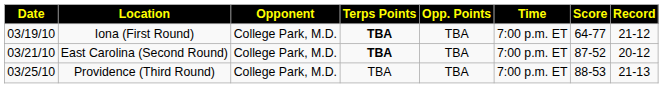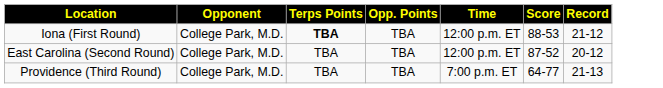- column: (31, 14)
(532, 33) 7:00 p.m. ET -> (482, 33) 12:00 p.m. ET
(590, 33) 64-77 -> (543, 33) 88-53
(380, 53) bold -> (326, 53) normal
(532, 53) 7:00 p.m. ET -> (482, 53) 12:00 p.m. ET
(590, 72) 88-53 -> (543, 72) 64-77
